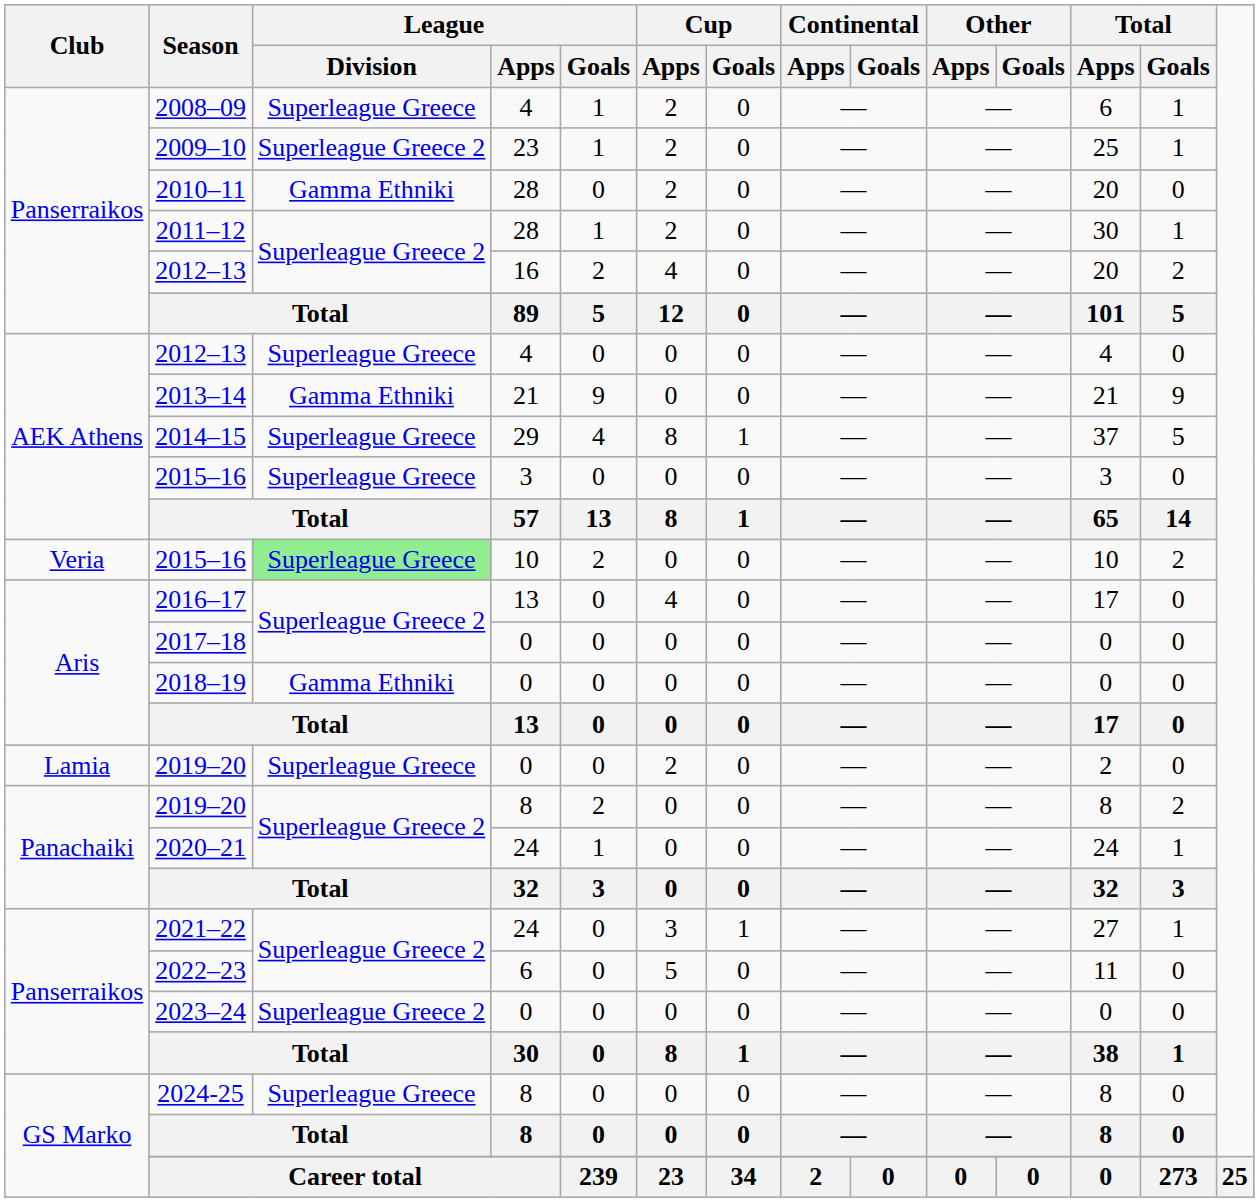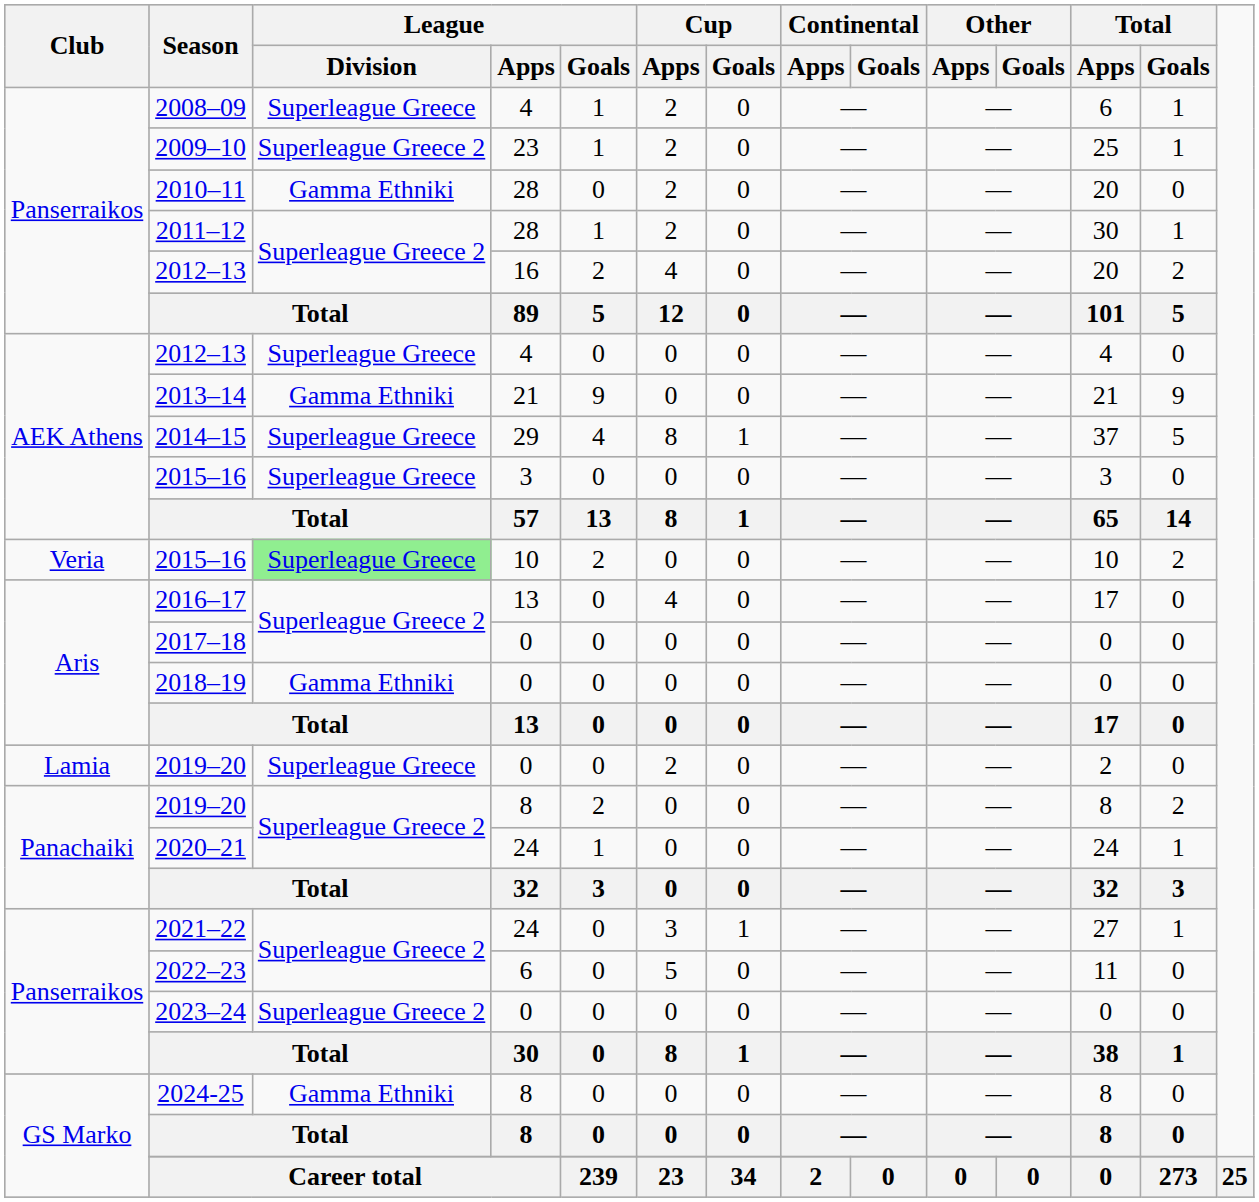(372, 1093) Superleague Greece -> (372, 1093) Gamma Ethniki
